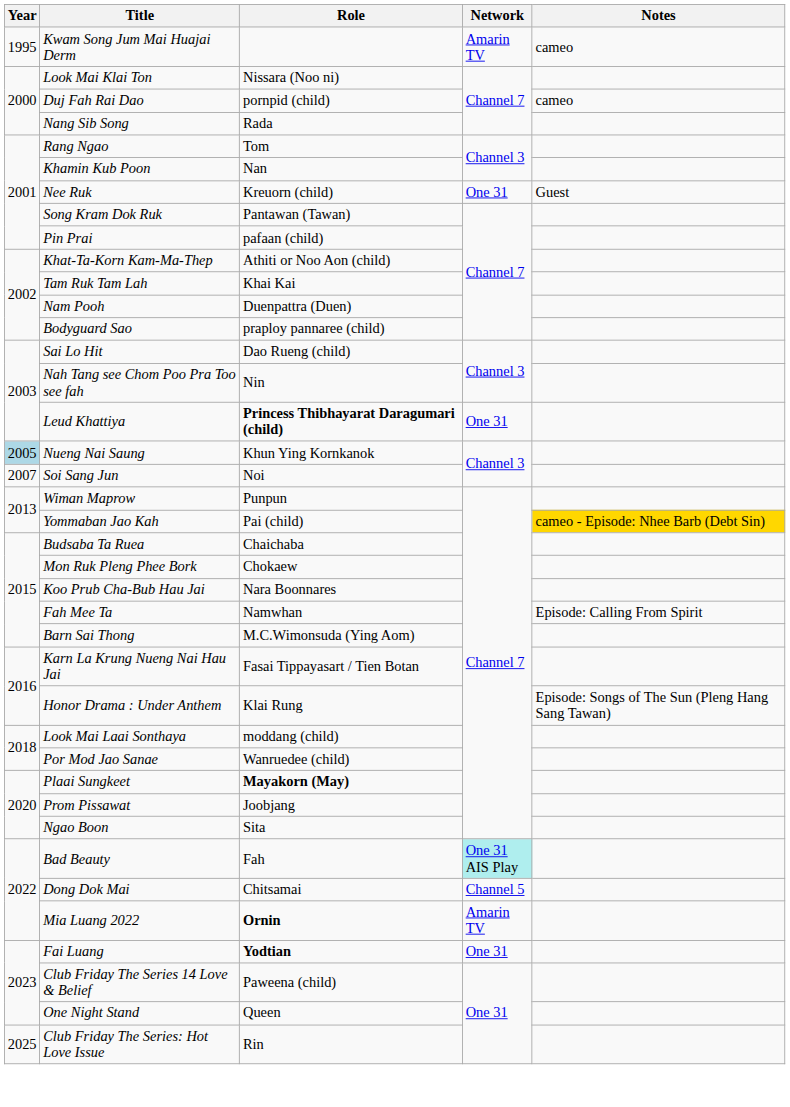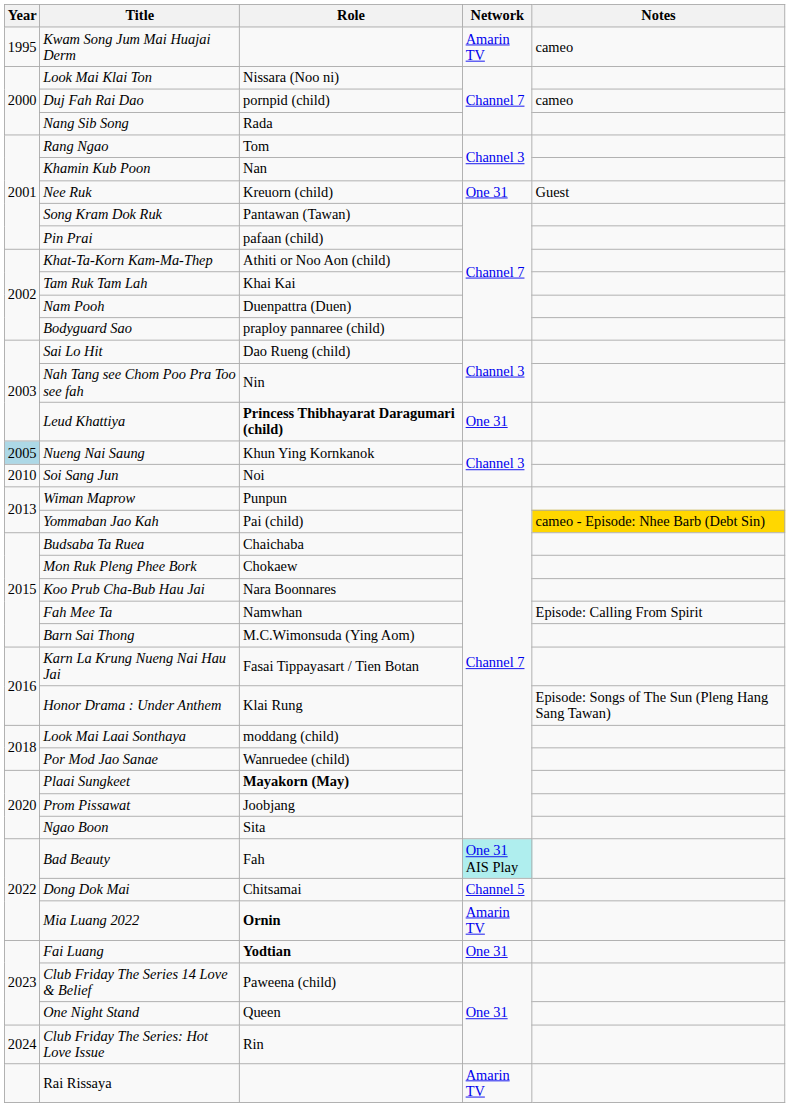(22, 475) 2007 -> (22, 475) 2010
(22, 1044) 2025 -> (22, 1044) 2024
+ row: (77, 1083)
